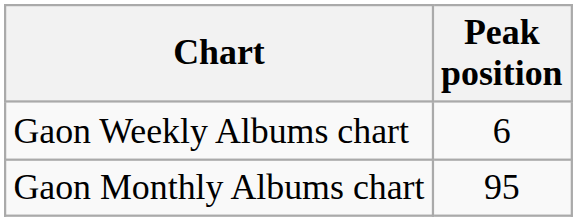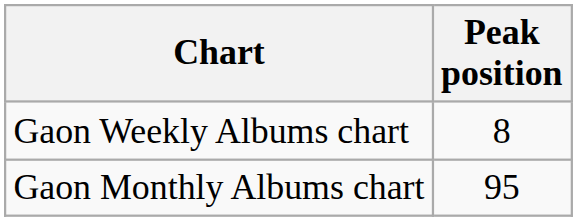(502, 130) 6 -> (502, 130) 8
